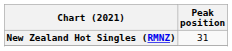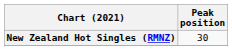(203, 38) 31 -> (203, 38) 30
